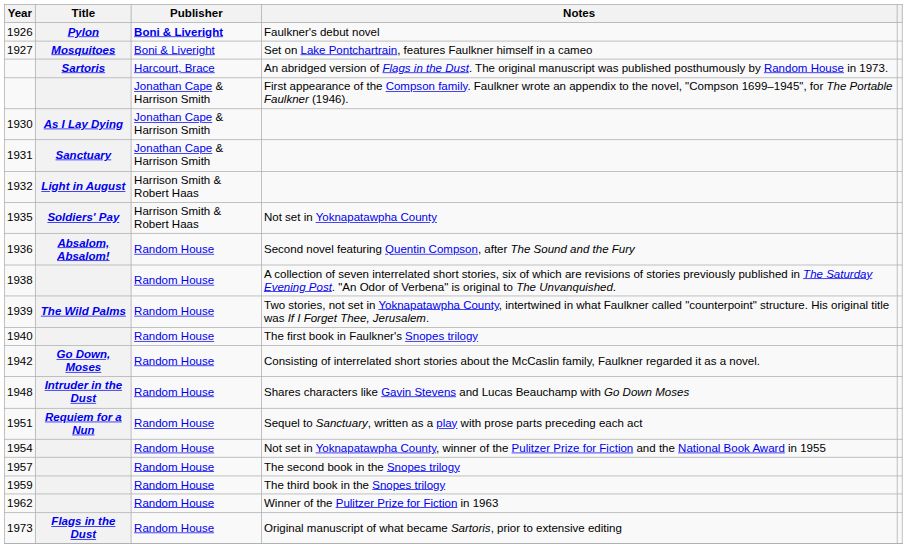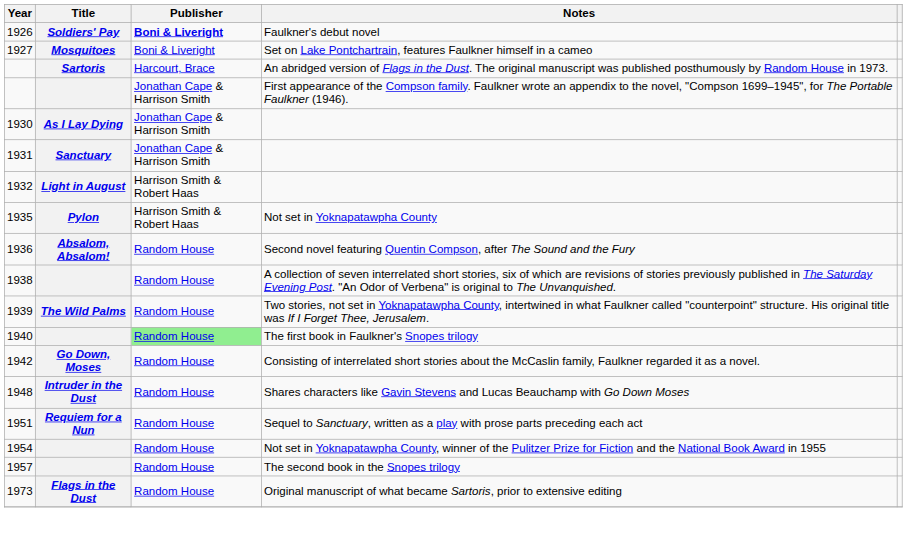(83, 31) Pylon -> (83, 31) Soldiers' Pay
(83, 218) Soldiers' Pay -> (83, 218) Pylon
(174, 336) no background -> (174, 336) lightgreen background
- row: (20, 485)
- row: (20, 503)
